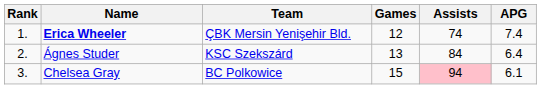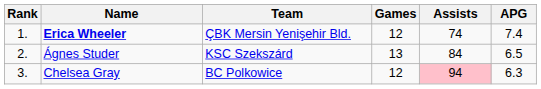(514, 53) 6.4 -> (514, 53) 6.5
(396, 73) 15 -> (396, 73) 12
(514, 73) 6.1 -> (514, 73) 6.3
